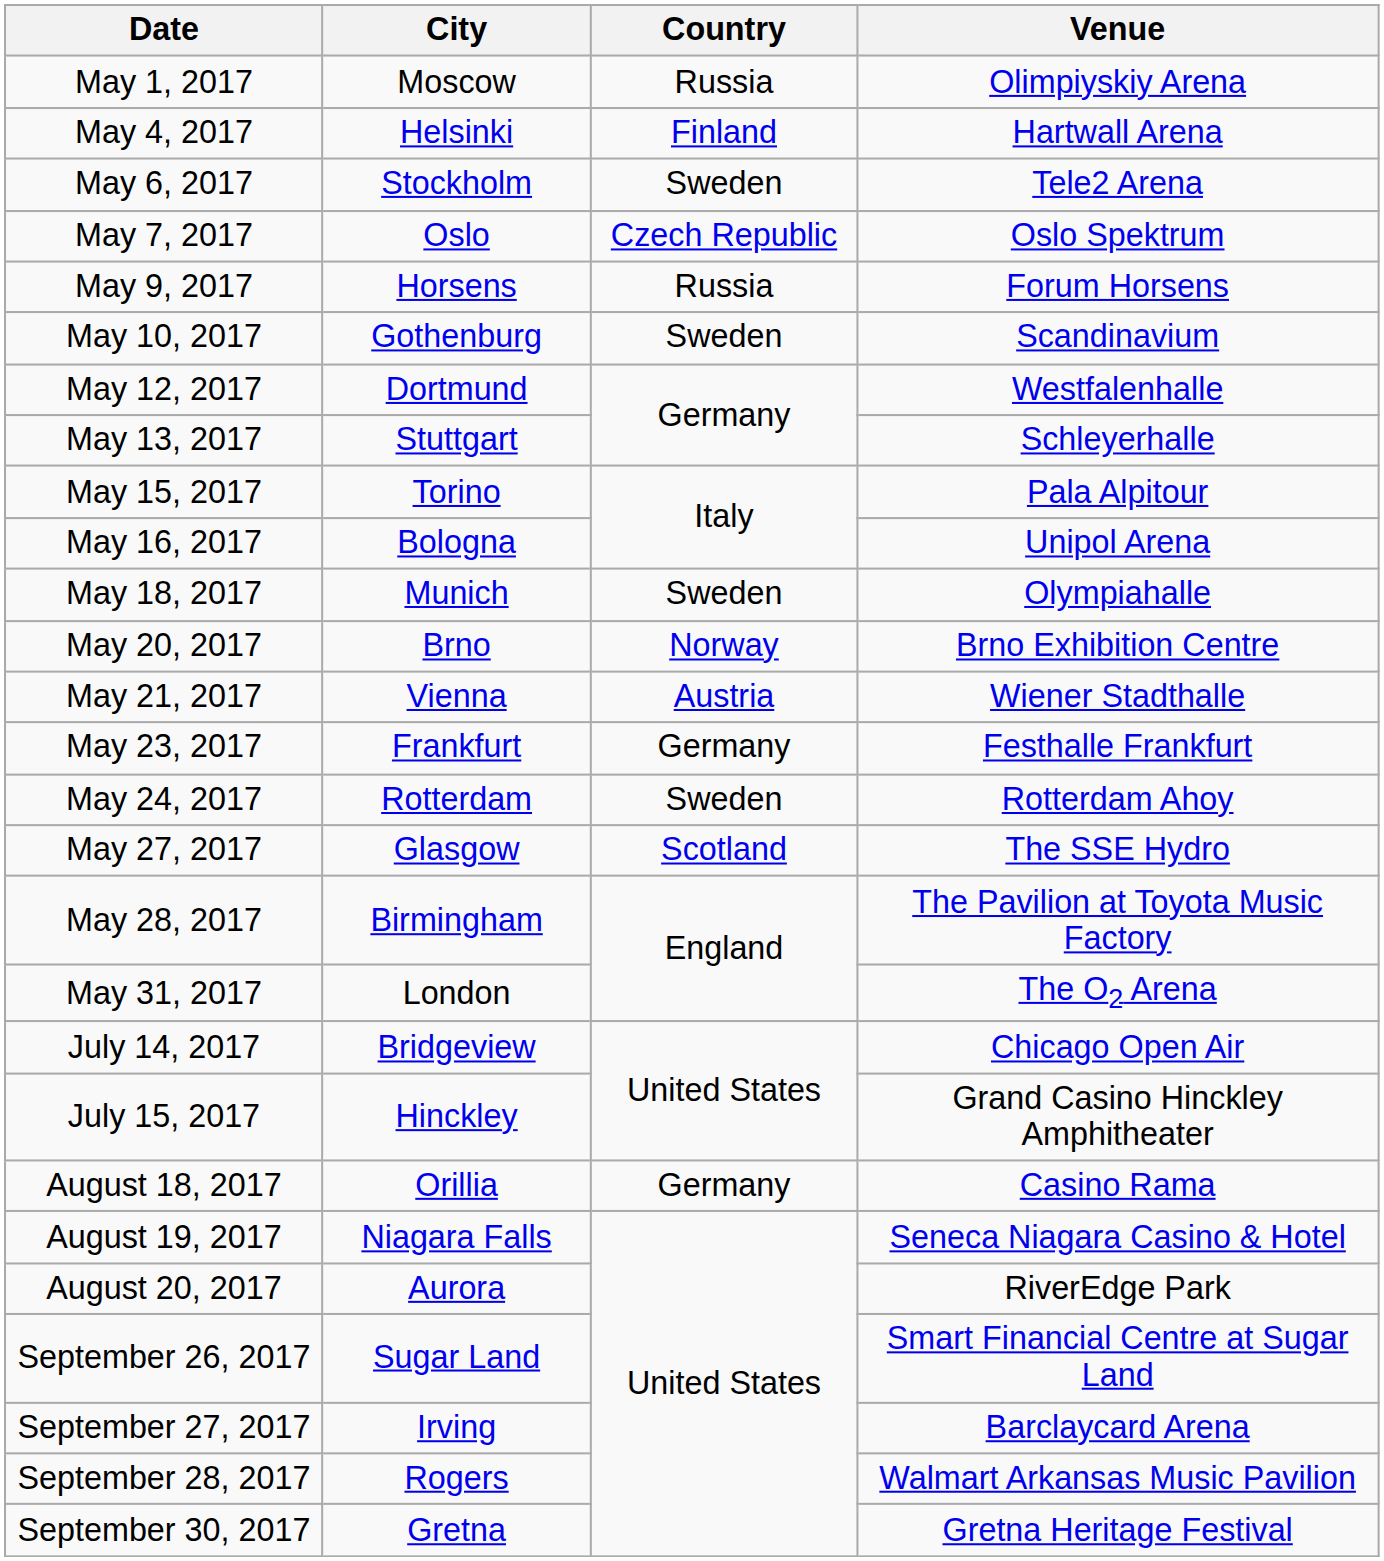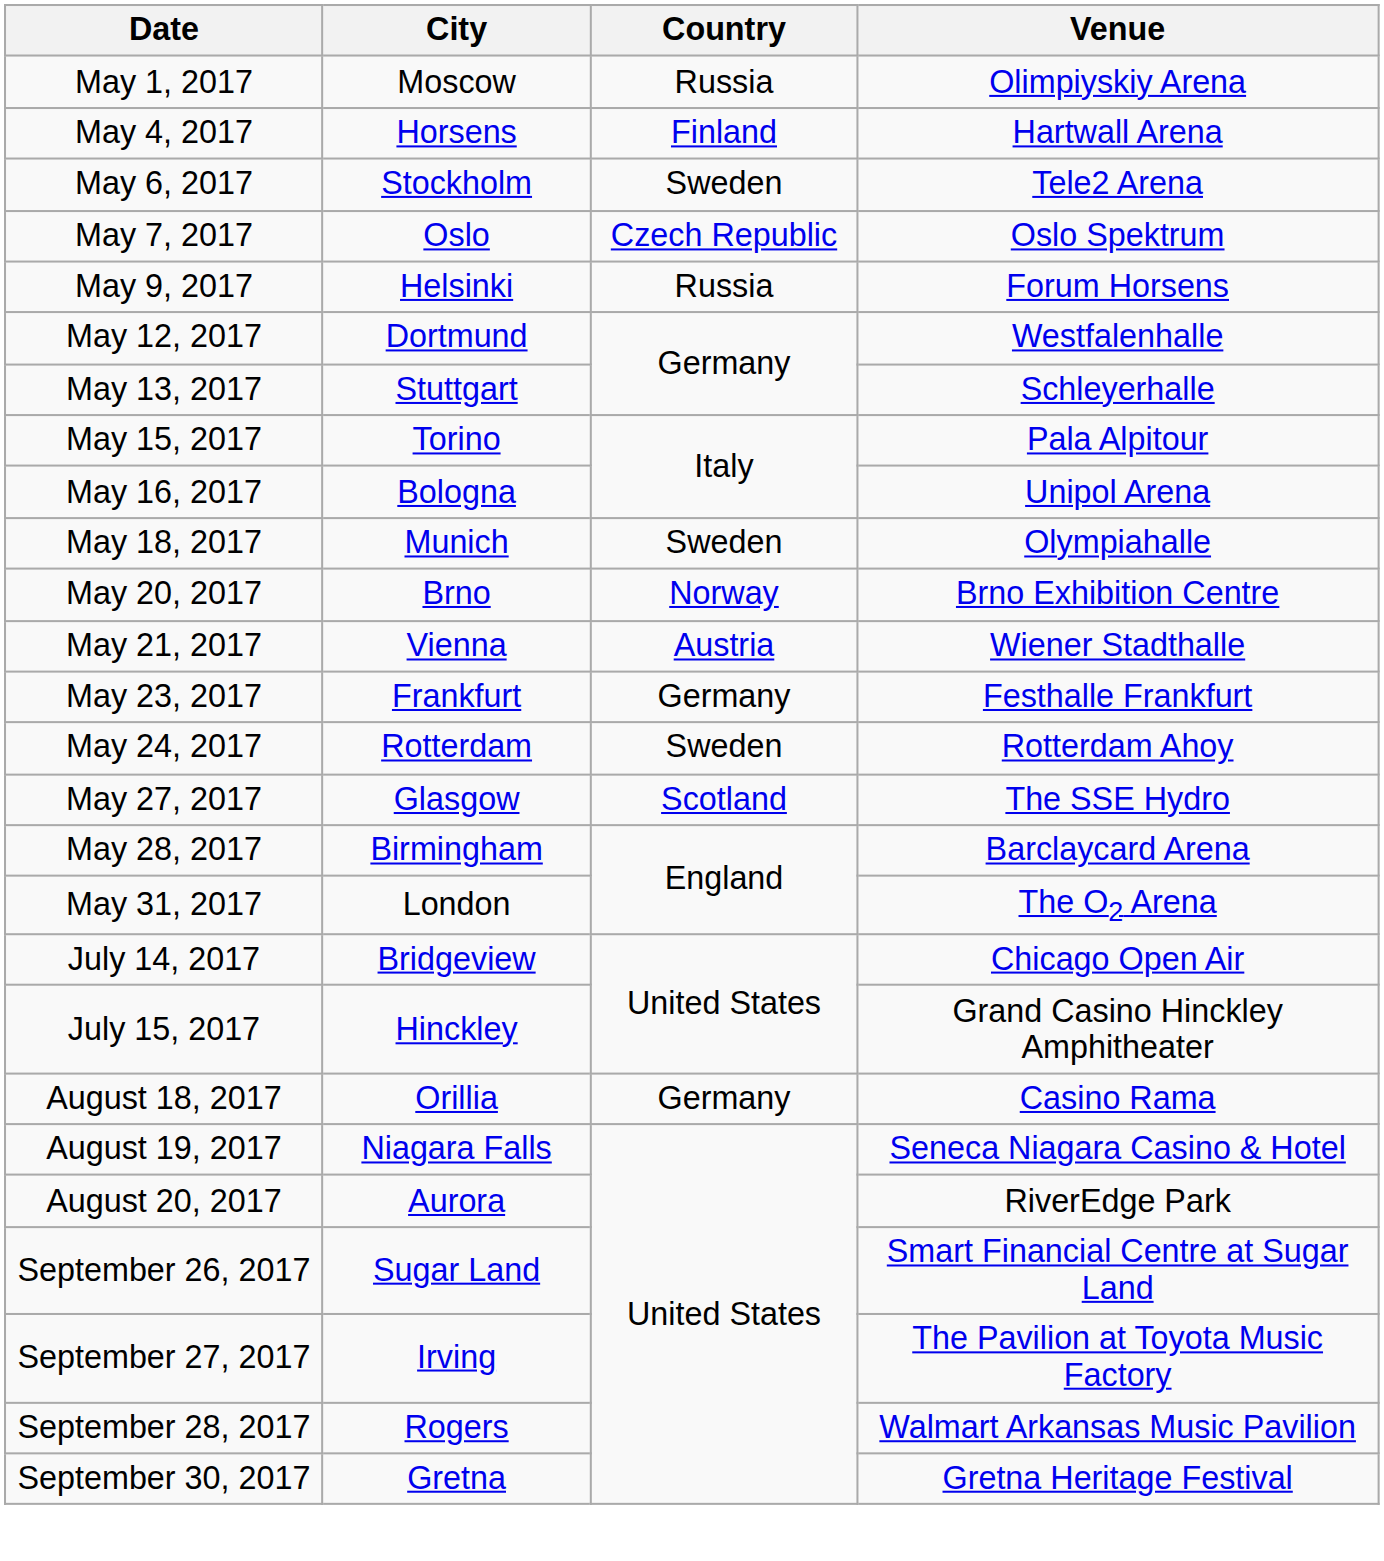(457, 132) Helsinki -> (457, 132) Horsens
(457, 286) Horsens -> (457, 286) Helsinki
- row: (164, 337)
(1118, 919) The Pavilion at Toyota Music Factory -> (1118, 850) Barclaycard Arena
(1118, 1427) Barclaycard Arena -> (1118, 1357) The Pavilion at Toyota Music Factory
